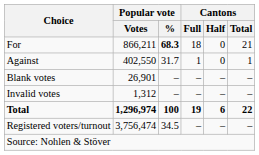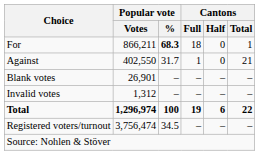(247, 45) 21 -> (250, 45) 1
(250, 61) 1 -> (247, 61) 21
